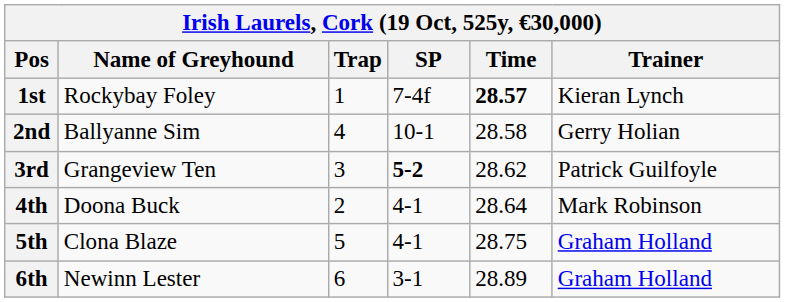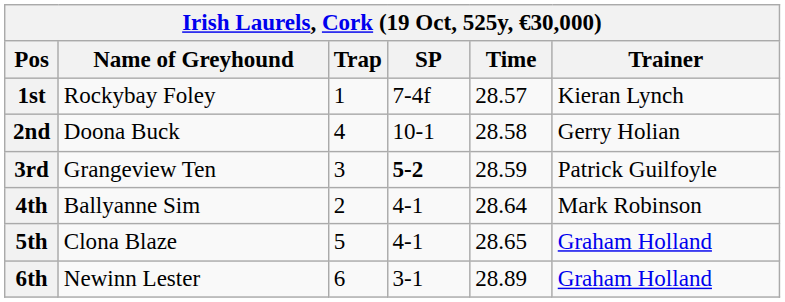(501, 95) bold -> (501, 95) normal
(132, 132) Ballyanne Sim -> (122, 132) Doona Buck
(501, 168) 28.62 -> (501, 168) 28.59
(122, 205) Doona Buck -> (132, 205) Ballyanne Sim
(501, 242) 28.75 -> (501, 242) 28.65
